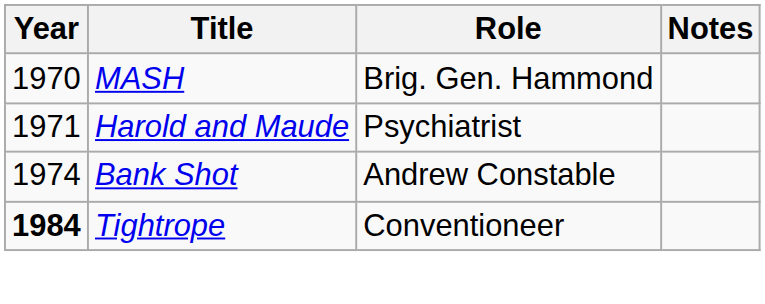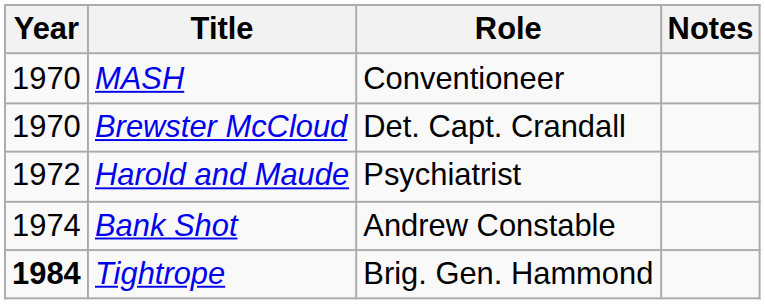(508, 77) Brig. Gen. Hammond -> (464, 77) Conventioneer
+ row: (221, 126)
(46, 126) 1971 -> (46, 175) 1972
(464, 224) Conventioneer -> (508, 273) Brig. Gen. Hammond
